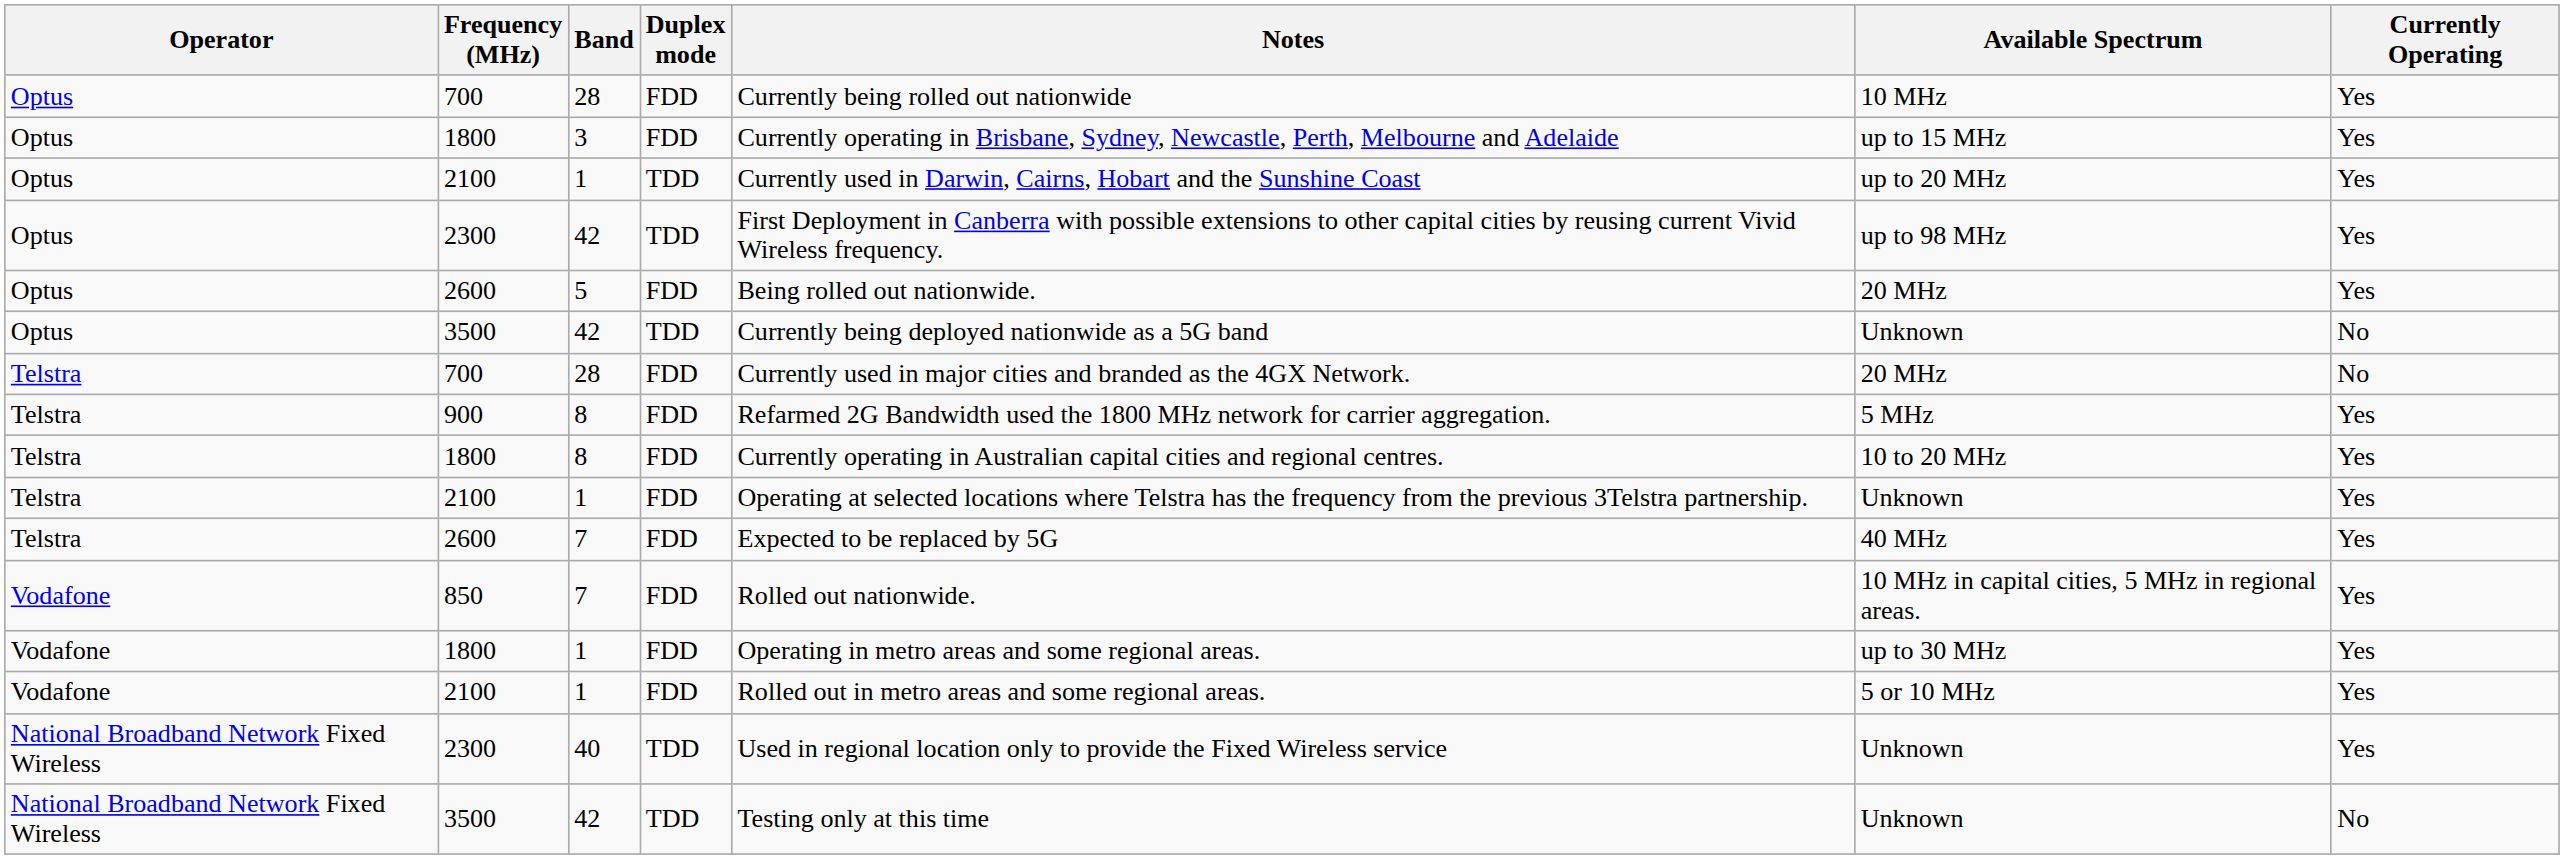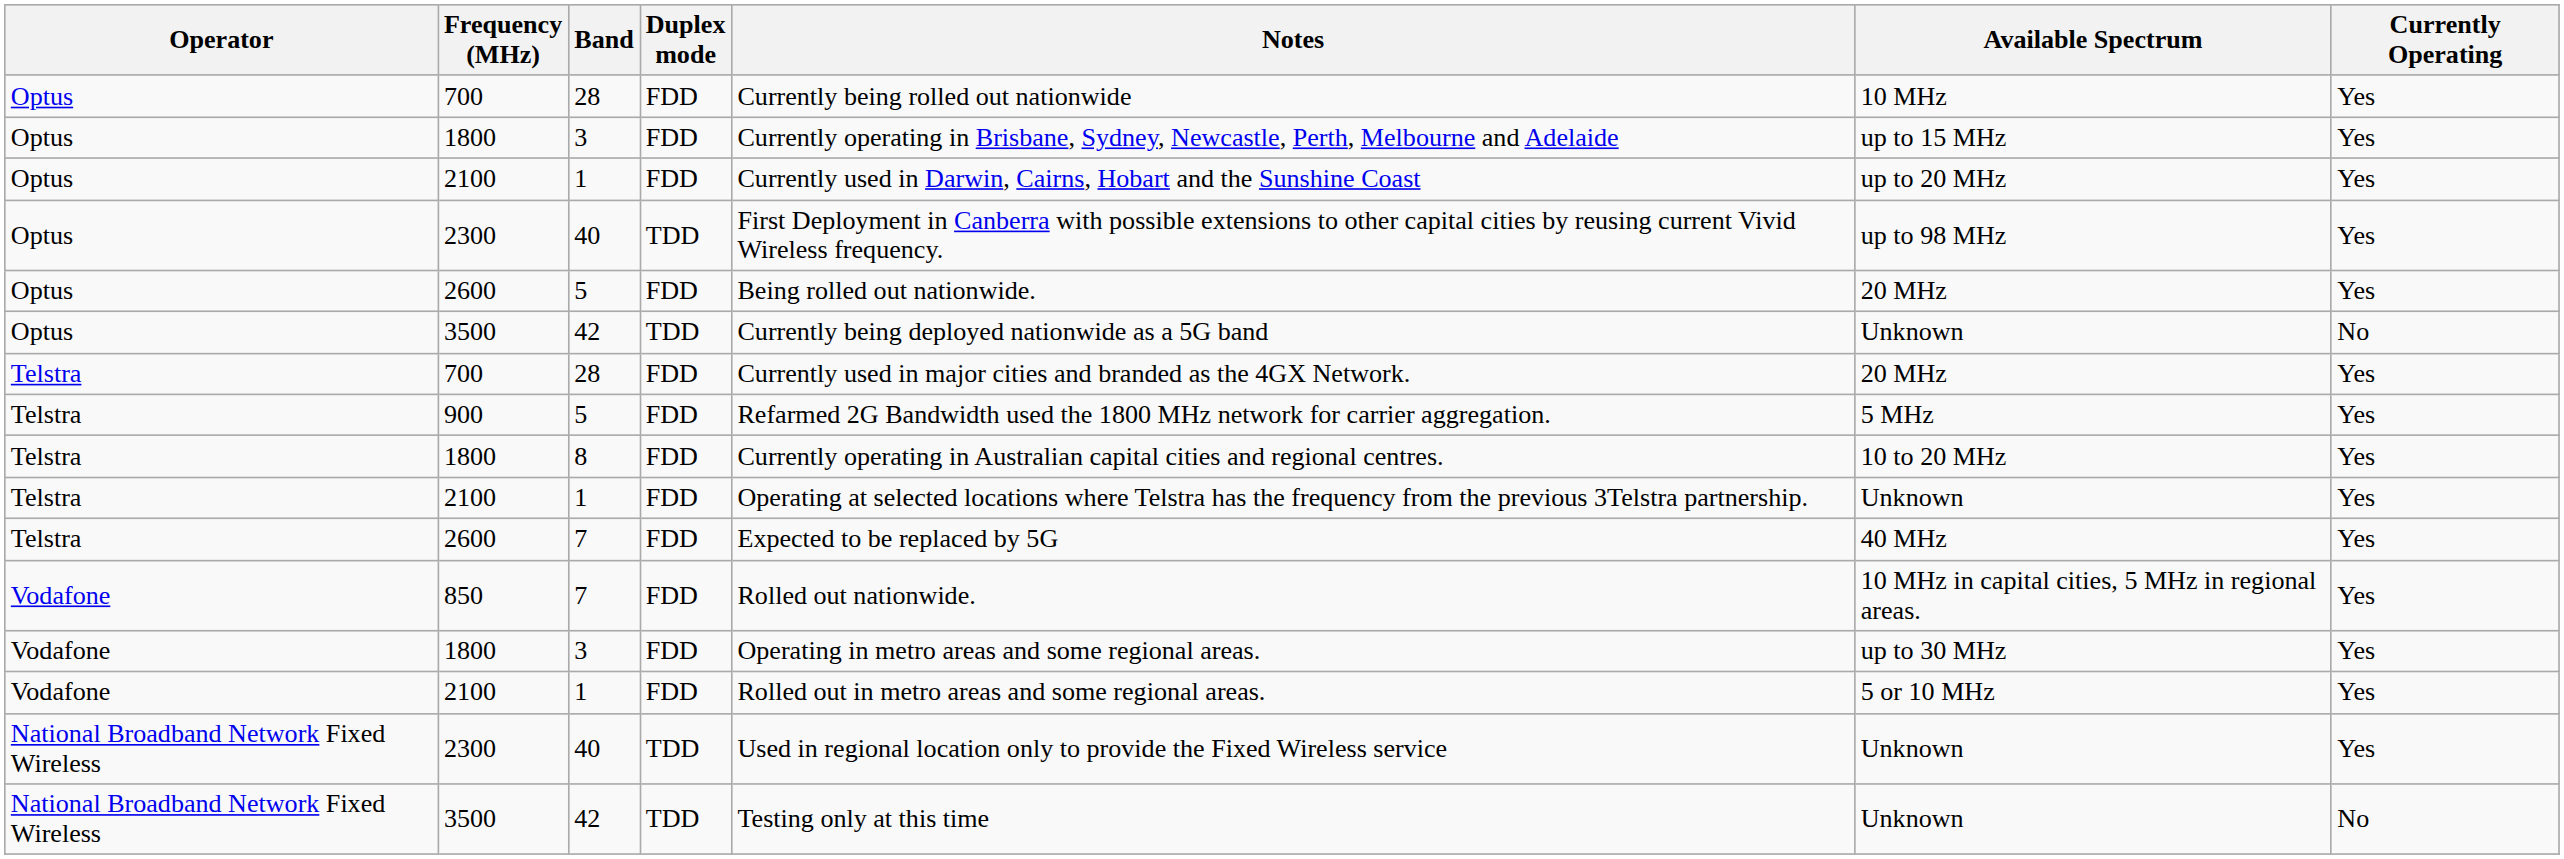(673, 178) TDD -> (672, 178) FDD
(587, 234) 42 -> (587, 234) 40
(2353, 373) No -> (2356, 373) Yes
(581, 414) 8 -> (581, 414) 5
(581, 650) 1 -> (581, 650) 3
